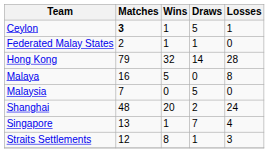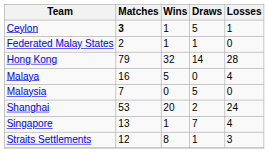(230, 76) 8 -> (230, 76) 4
(124, 108) 48 -> (124, 108) 53
